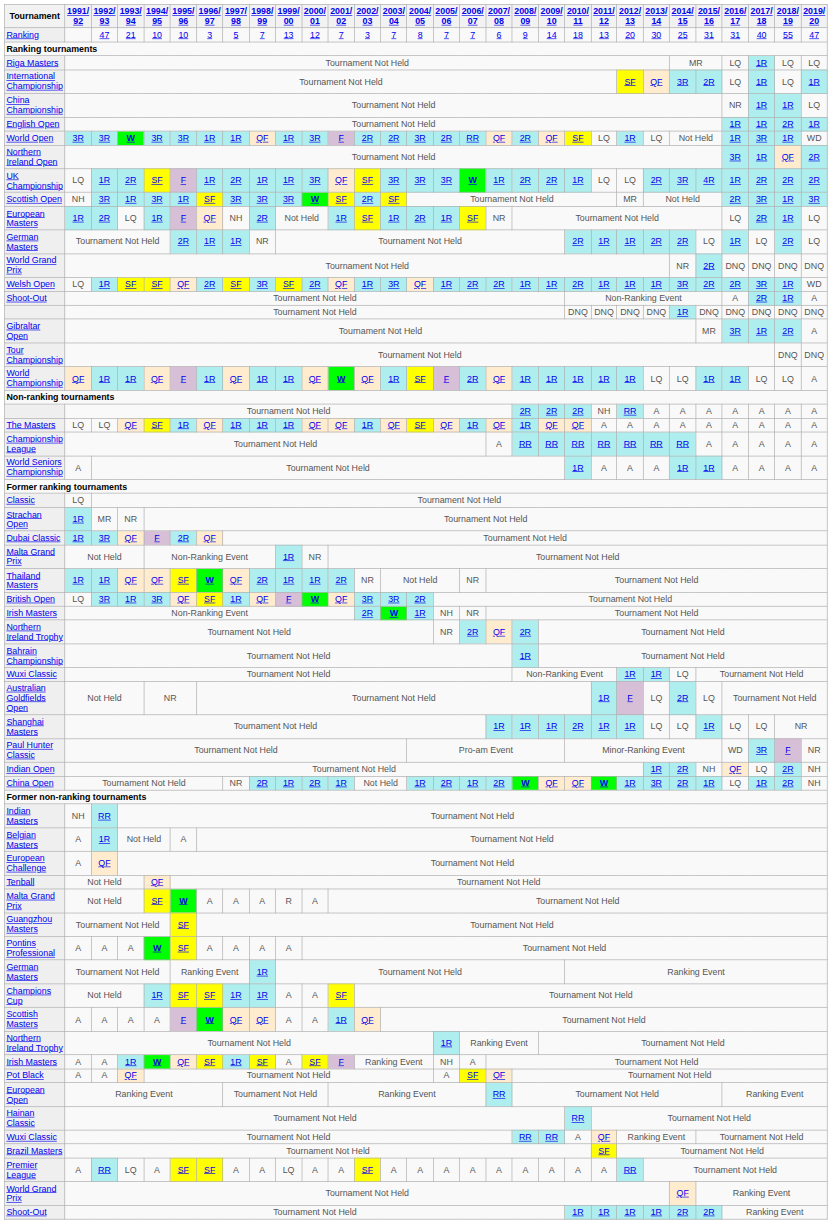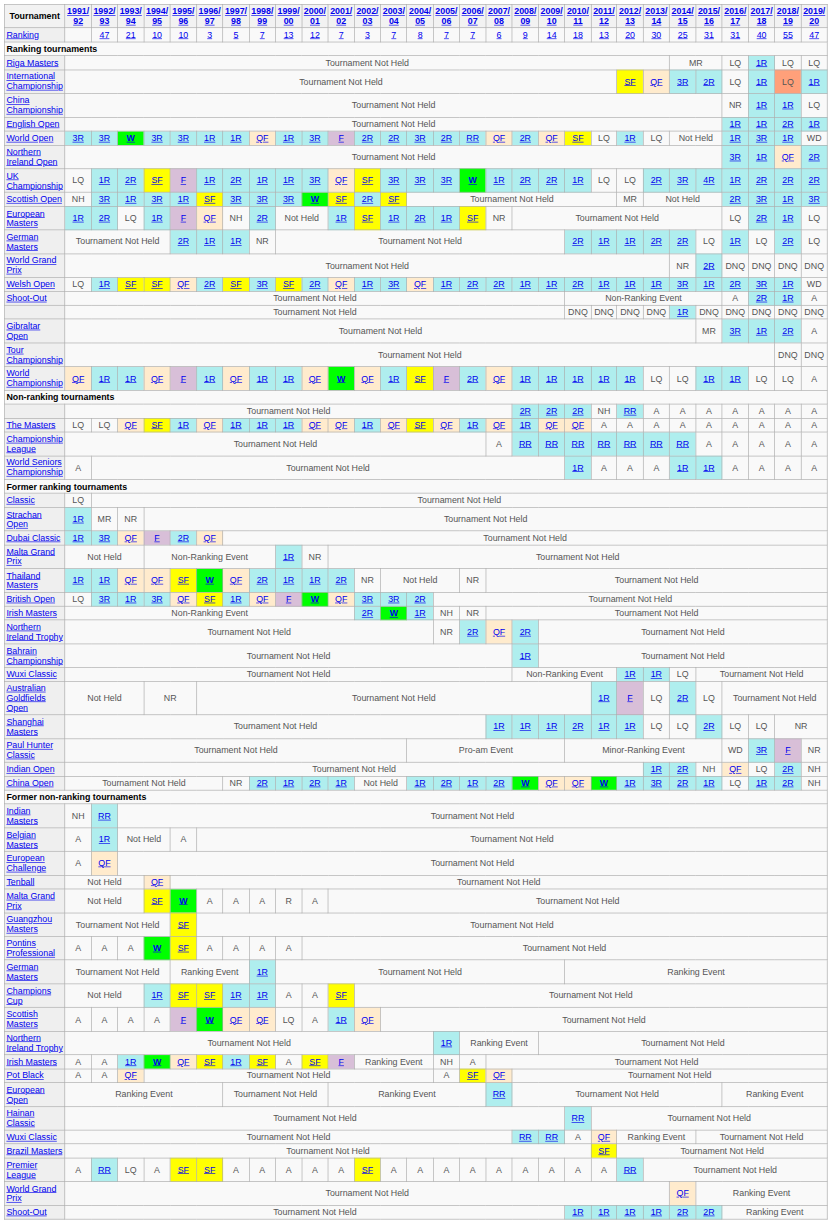(788, 81) no background -> (788, 81) lightsalmon background
(709, 284) 2R -> (709, 284) 1R
(709, 726) 1R -> (709, 726) 2R
(289, 1019) A -> (289, 1019) LQ
(289, 1169) LQ -> (289, 1169) A
